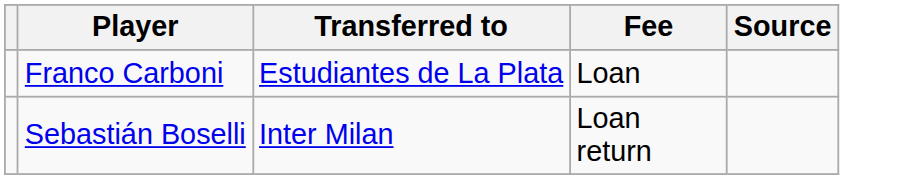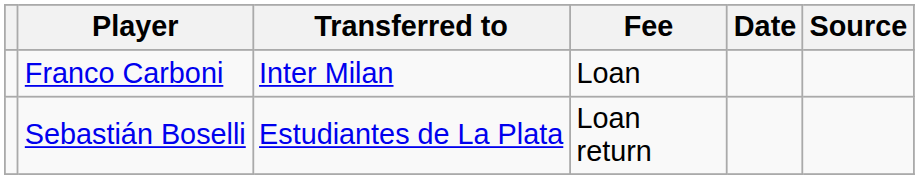+ column: (765, 27)
(411, 73) Estudiantes de La Plata -> (326, 73) Inter Milan
(326, 134) Inter Milan -> (411, 134) Estudiantes de La Plata
